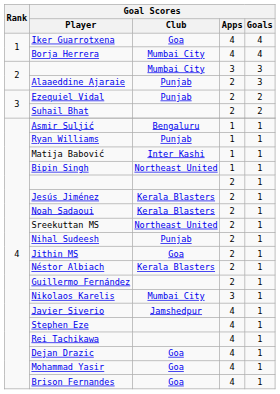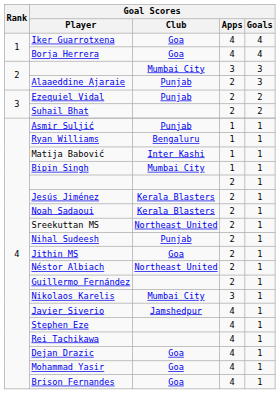(176, 54) Mumbai City -> (176, 54) Goa
(176, 125) Bengaluru -> (176, 125) Punjab
(176, 140) Punjab -> (176, 140) Bengaluru
(176, 168) Northeast United -> (176, 168) Mumbai City
(176, 268) Kerala Blasters -> (176, 268) Northeast United
